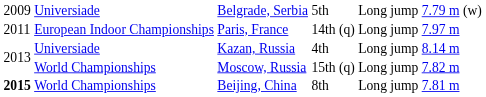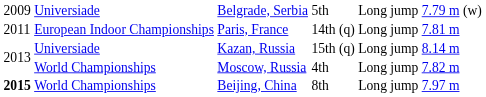(441, 29) 7.97 m -> (441, 29) 7.81 m
(320, 48) 4th -> (333, 48) 15th (q)
(333, 67) 15th (q) -> (320, 67) 4th
(441, 86) 7.81 m -> (441, 86) 7.97 m
